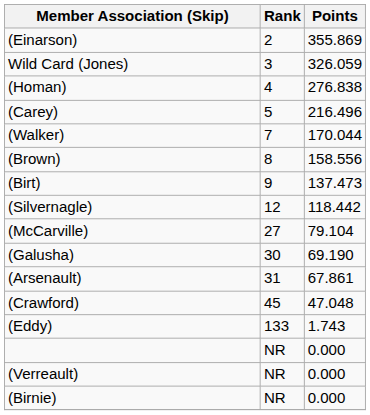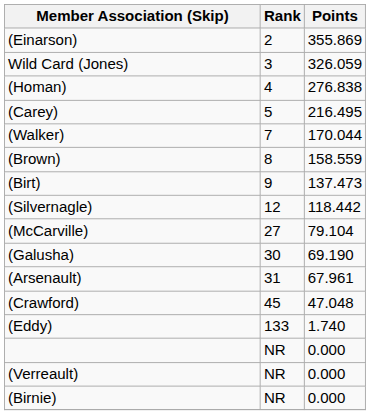(335, 111) 216.496 -> (335, 111) 216.495
(335, 159) 158.556 -> (335, 159) 158.559
(331, 278) 67.861 -> (331, 278) 67.961
(327, 326) 1.743 -> (327, 326) 1.740
